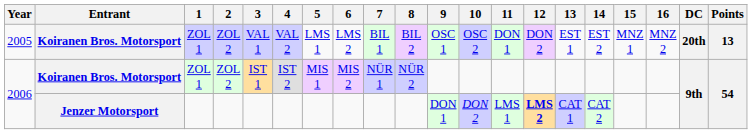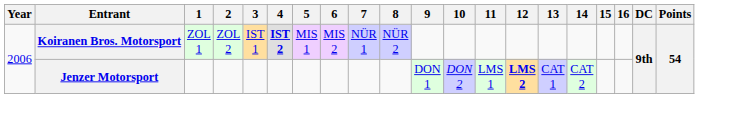- row: (20, 41)
(287, 76) normal -> (280, 41) bold
